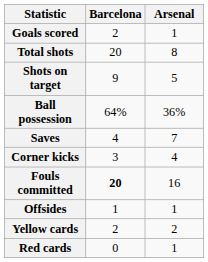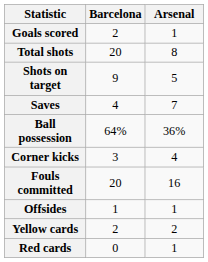rows swapped: (45, 137) <-> (45, 111)
(115, 183) bold -> (115, 183) normal
